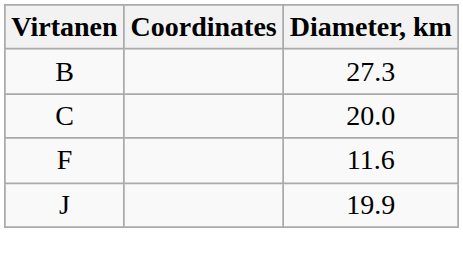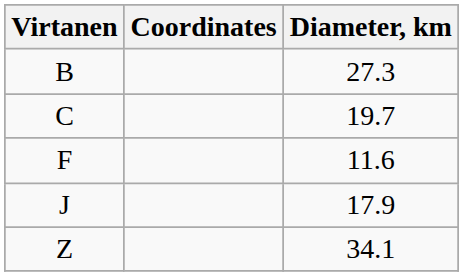(371, 115) 20.0 -> (371, 115) 19.7
(371, 204) 19.9 -> (371, 204) 17.9
+ row: (64, 248)
